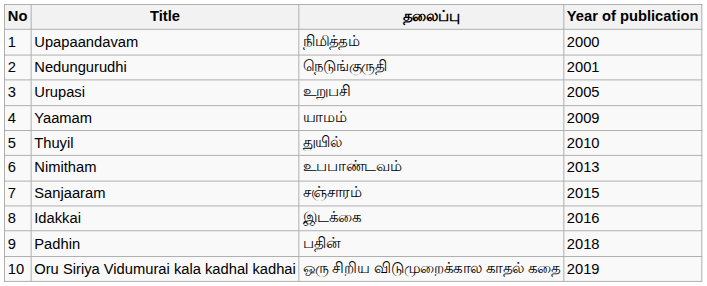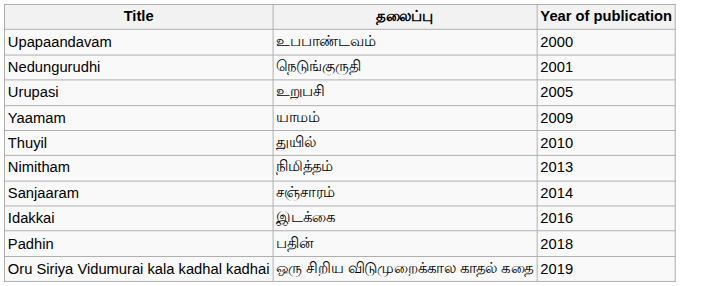- column: (18, 17)
(331, 41) நிமித்தம் -> (326, 41) உபபாண்டவம்
(352, 167) உபபாண்டவம் -> (305, 167) நிமித்தம்
(583, 193) 2015 -> (557, 193) 2014
